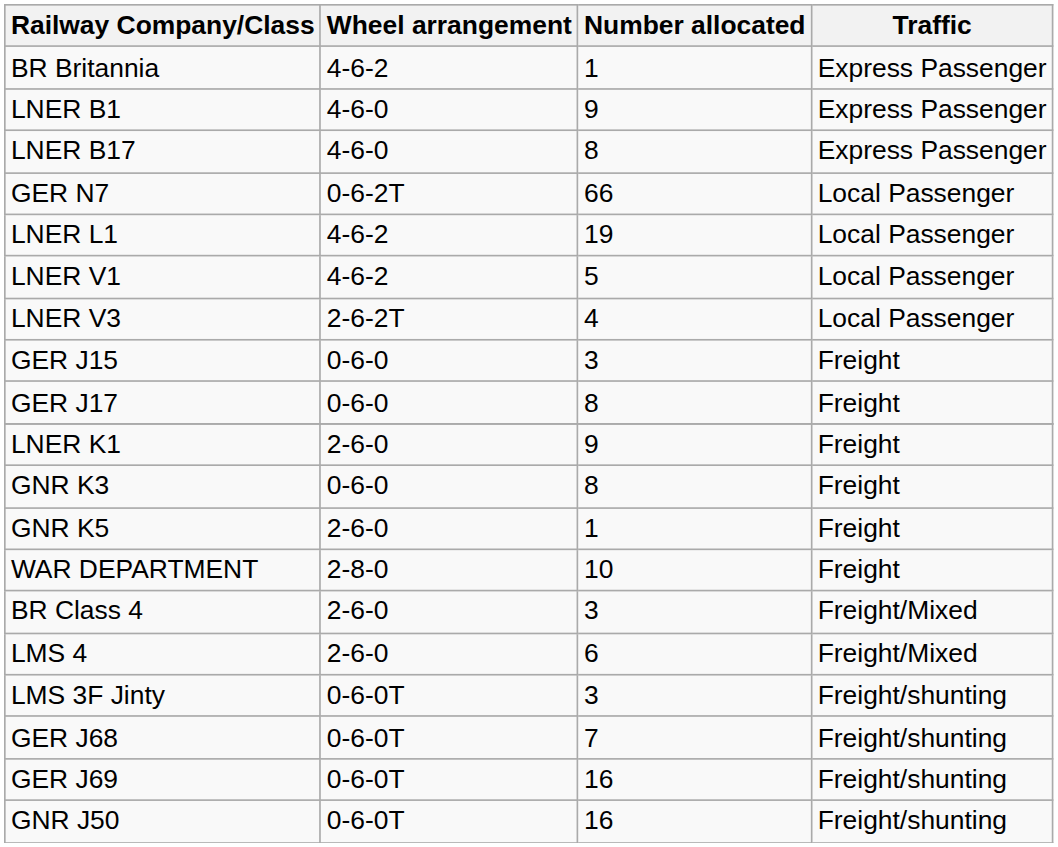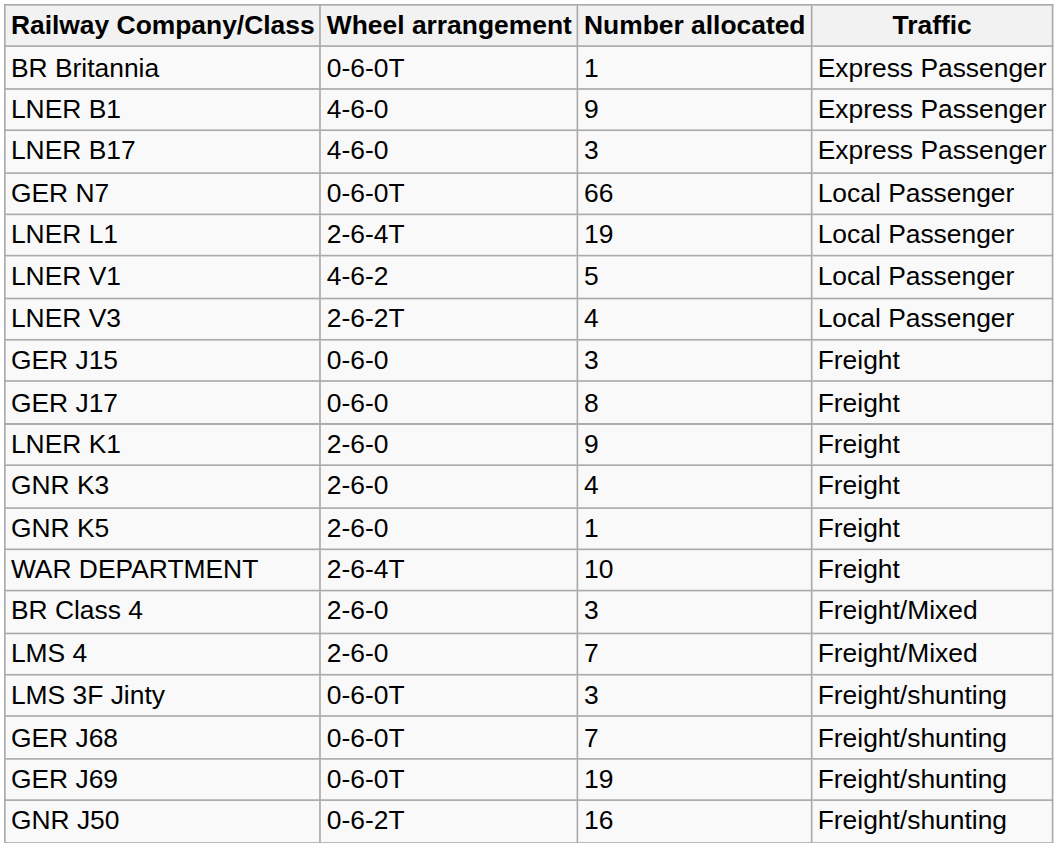(358, 67) 4-6-2 -> (366, 67) 0-6-0T
(591, 151) 8 -> (591, 151) 3
(366, 192) 0-6-2T -> (366, 192) 0-6-0T
(358, 234) 4-6-2 -> (366, 234) 2-6-4T
(358, 485) 0-6-0 -> (358, 485) 2-6-0
(591, 485) 8 -> (591, 485) 4
(358, 569) 2-8-0 -> (366, 569) 2-6-4T
(591, 653) 6 -> (591, 653) 7
(599, 779) 16 -> (599, 779) 19
(366, 820) 0-6-0T -> (366, 820) 0-6-2T
